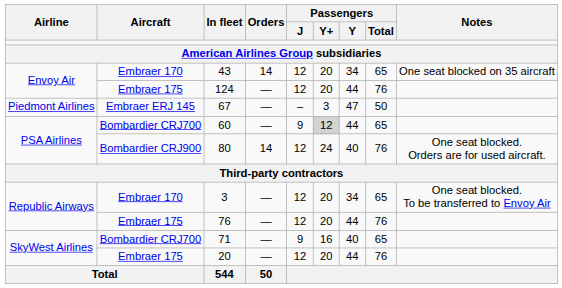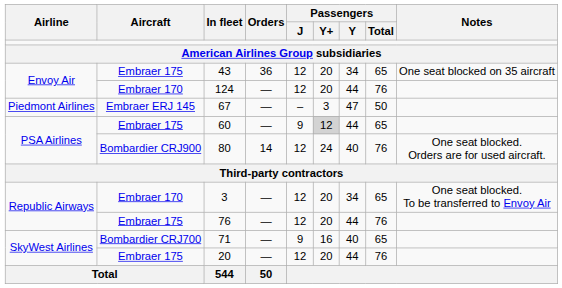(150, 71) Embraer 170 -> (150, 71) Embraer 175
(266, 71) 14 -> (266, 71) 36
(150, 89) Embraer 175 -> (150, 89) Embraer 170
(150, 125) Bombardier CRJ700 -> (150, 125) Embraer 175
